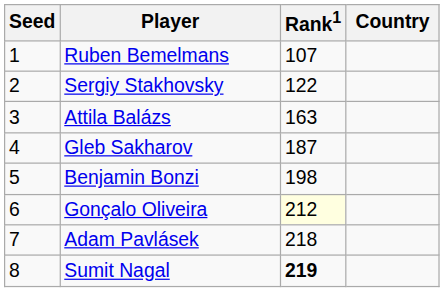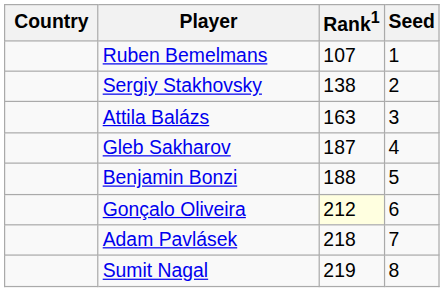columns swapped: (393, 22) <-> (32, 22)
(301, 86) 122 -> (340, 86) 138
(301, 178) 198 -> (340, 178) 188
(301, 270) bold -> (340, 270) normal
